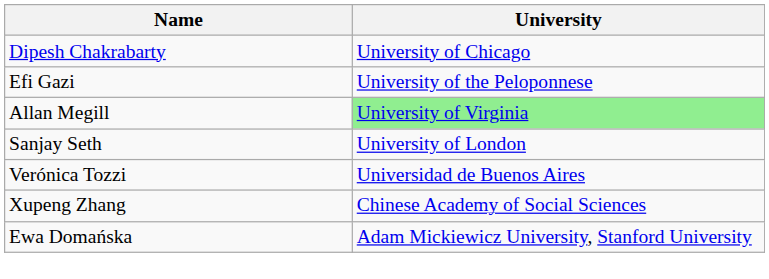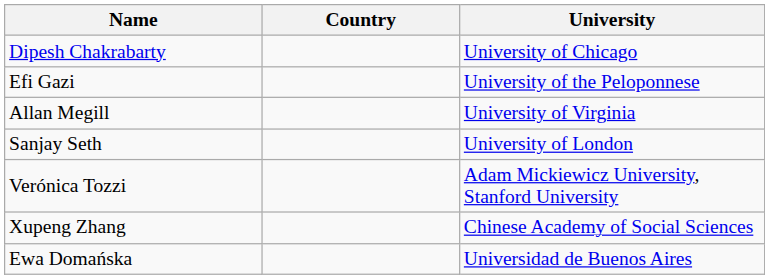+ column: (361, 19)
(443, 112) lightgreen background -> (550, 112) no background
(471, 174) Universidad de Buenos Aires -> (582, 185) Adam Mickiewicz University, Stanford University
(554, 236) Adam Mickiewicz University, Stanford University -> (578, 258) Universidad de Buenos Aires
